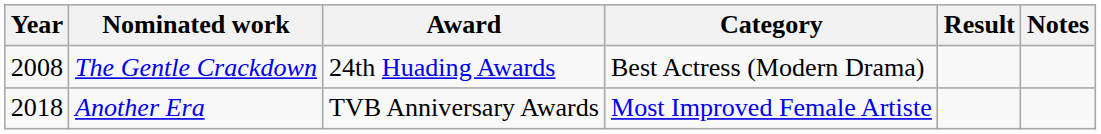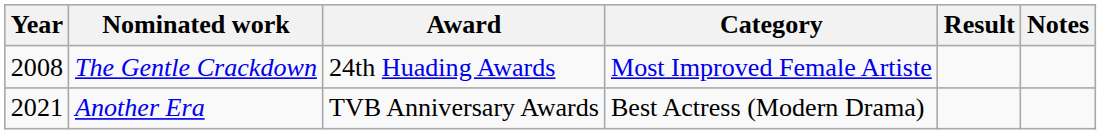(768, 66) Best Actress (Modern Drama) -> (771, 66) Most Improved Female Artiste
(37, 107) 2018 -> (37, 107) 2021
(771, 107) Most Improved Female Artiste -> (768, 107) Best Actress (Modern Drama)
